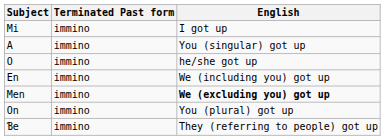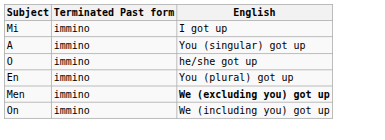(254, 78) We (including you) got up -> (236, 78) You (plural) got up
(236, 110) You (plural) got up -> (254, 110) We (including you) got up
- row: (13, 127)
